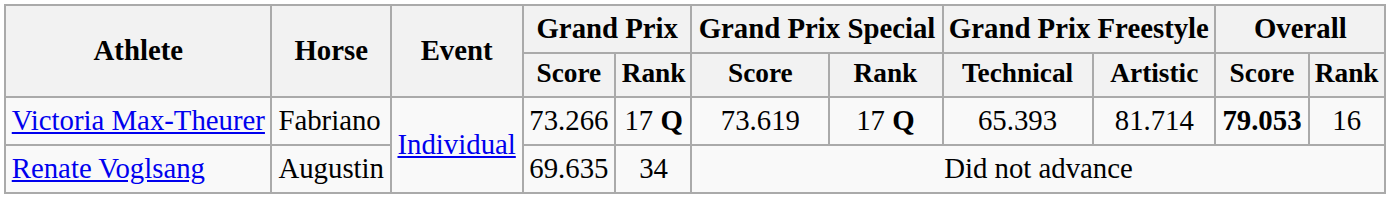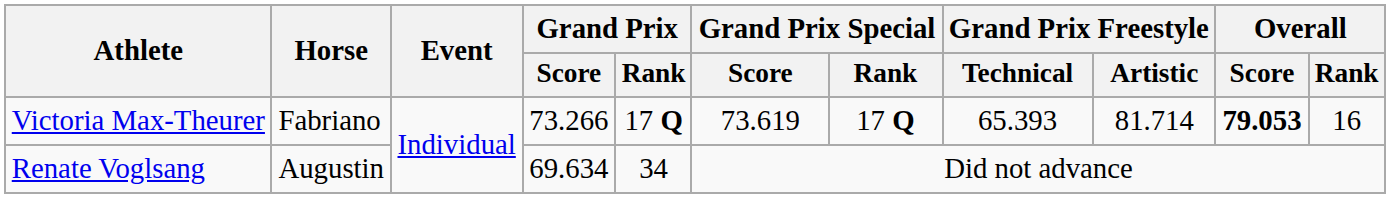(569, 168) 69.635 -> (569, 168) 69.634
